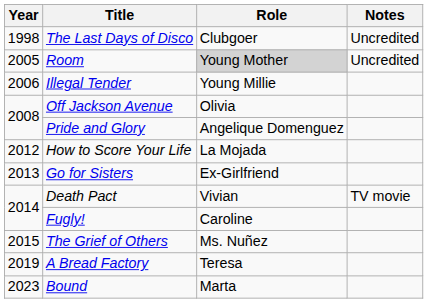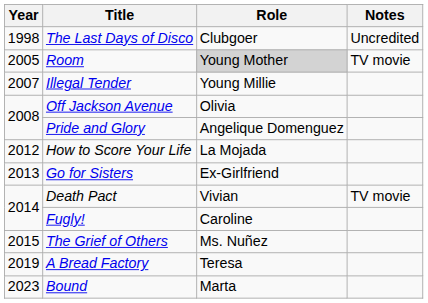(385, 60) Uncredited -> (380, 60) TV movie
(24, 83) 2006 -> (24, 83) 2007
